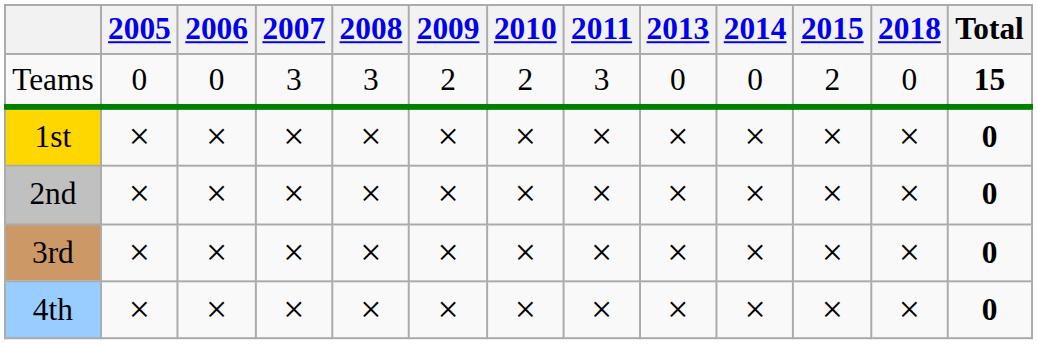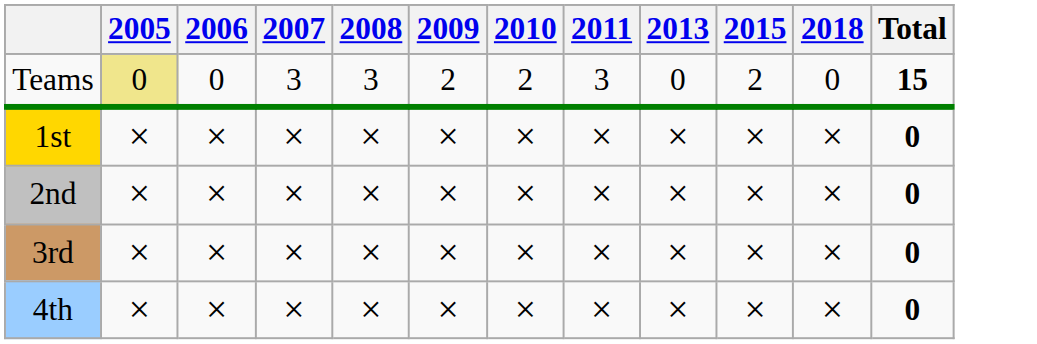- column: (755, 29)
(139, 79) no background -> (139, 79) khaki background
